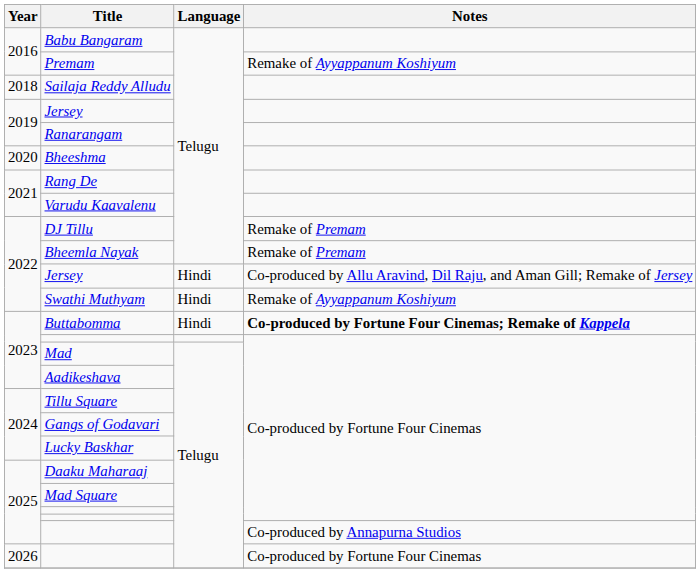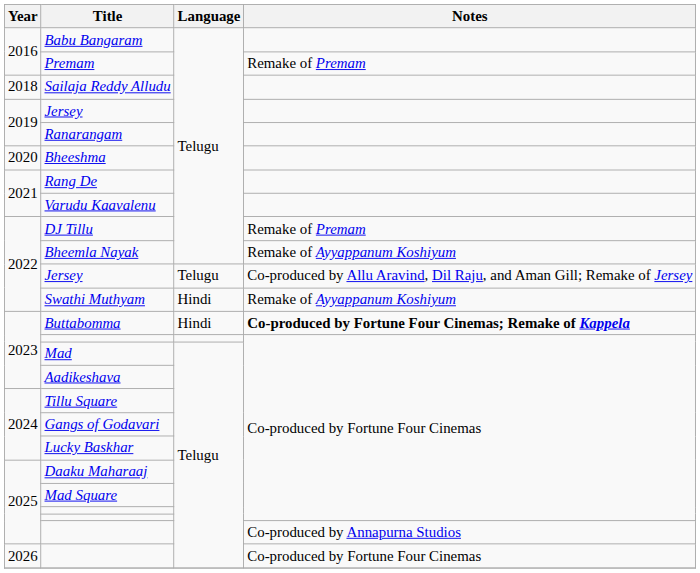(352, 63) Remake of Ayyappanum Koshiyum -> (306, 63) Remake of Premam
(306, 252) Remake of Premam -> (352, 252) Remake of Ayyappanum Koshiyum
(195, 275) Hindi -> (198, 275) Telugu
